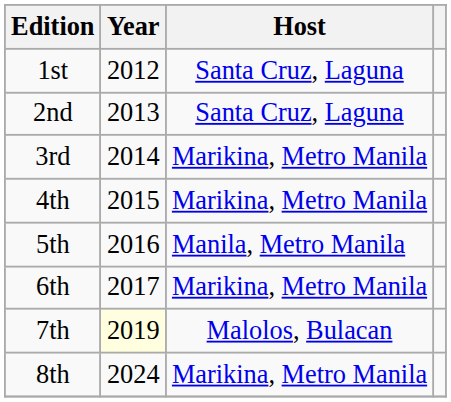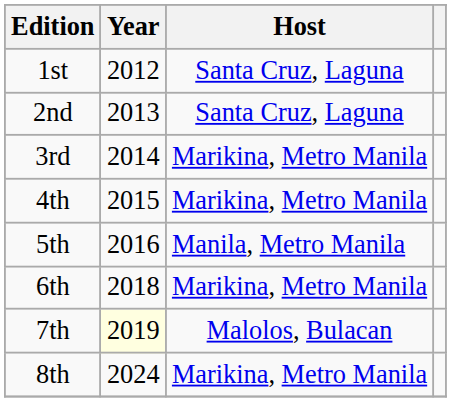(133, 287) 2017 -> (133, 287) 2018
